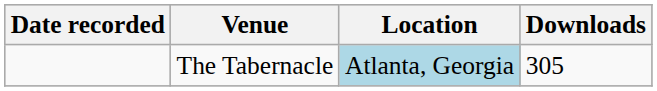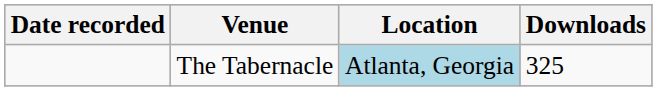(545, 65) 305 -> (545, 65) 325
